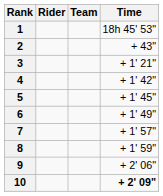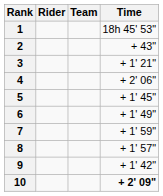(138, 81) + 1' 42" -> (138, 81) + 2' 06"
(138, 132) + 1' 57" -> (138, 132) + 1' 59"
(138, 149) + 1' 59" -> (138, 149) + 1' 57"
(138, 166) + 2' 06" -> (138, 166) + 1' 42"
